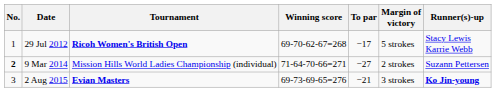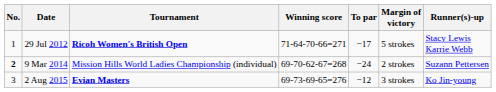(314, 44) 69-70-62-67=268 -> (314, 44) 71-64-70-66=271
(314, 64) 71-64-70-66=271 -> (314, 64) 69-70-62-67=268
(364, 64) −27 -> (364, 64) −24
(364, 80) −21 -> (364, 80) −12
(452, 80) bold -> (451, 80) normal
